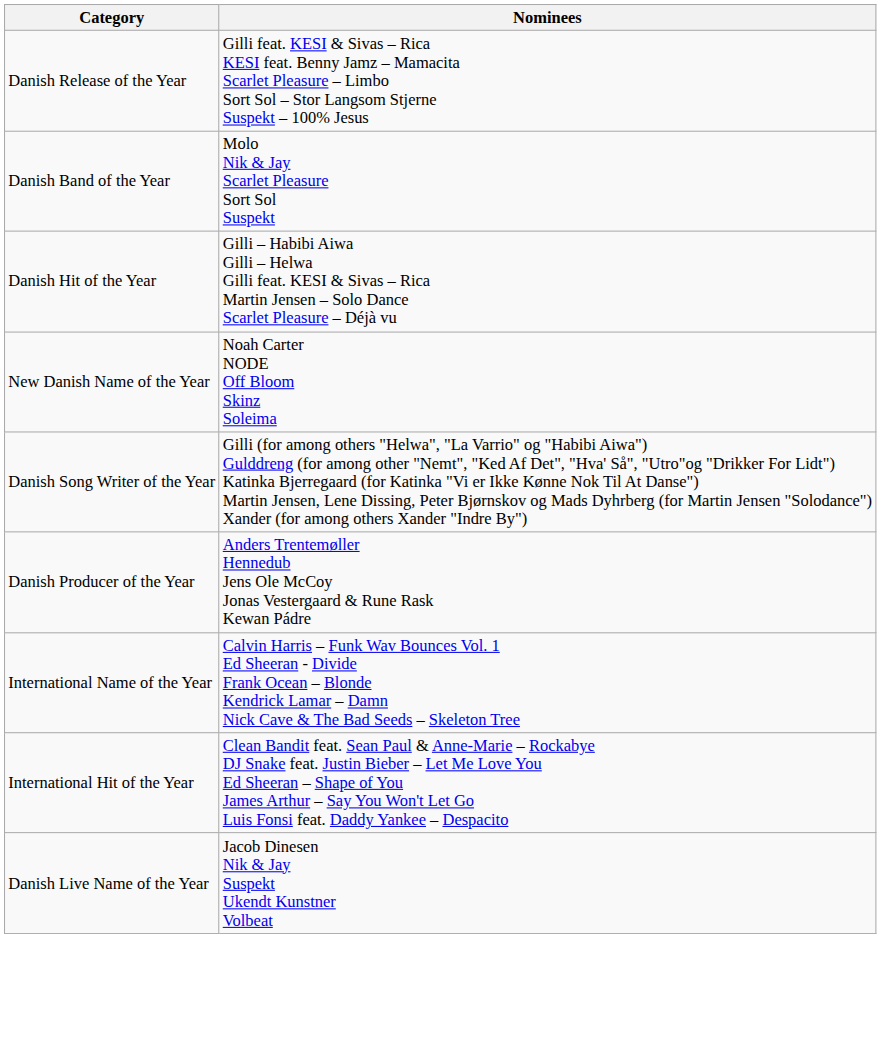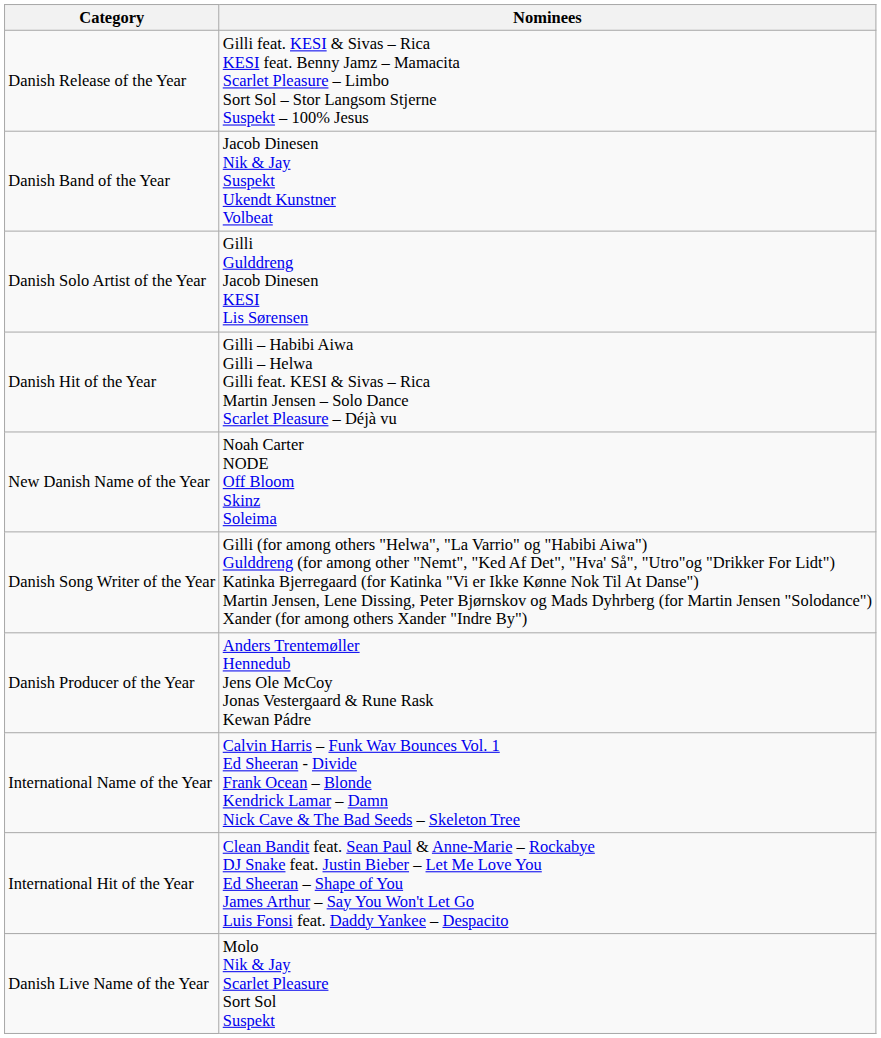(276, 181) Molo Nik & Jay Scarlet Pleasure Sort Sol Suspekt -> (279, 181) Jacob Dinesen Nik & Jay Suspekt Ukendt Kunstner Volbeat
+ row: (107, 281)
(279, 883) Jacob Dinesen Nik & Jay Suspekt Ukendt Kunstner Volbeat -> (276, 983) Molo Nik & Jay Scarlet Pleasure Sort Sol Suspekt
